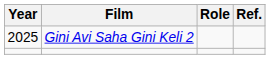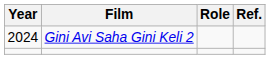(23, 37) 2025 -> (23, 37) 2024
